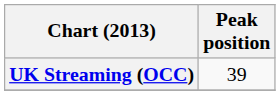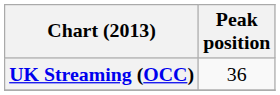(237, 74) 39 -> (237, 74) 36
